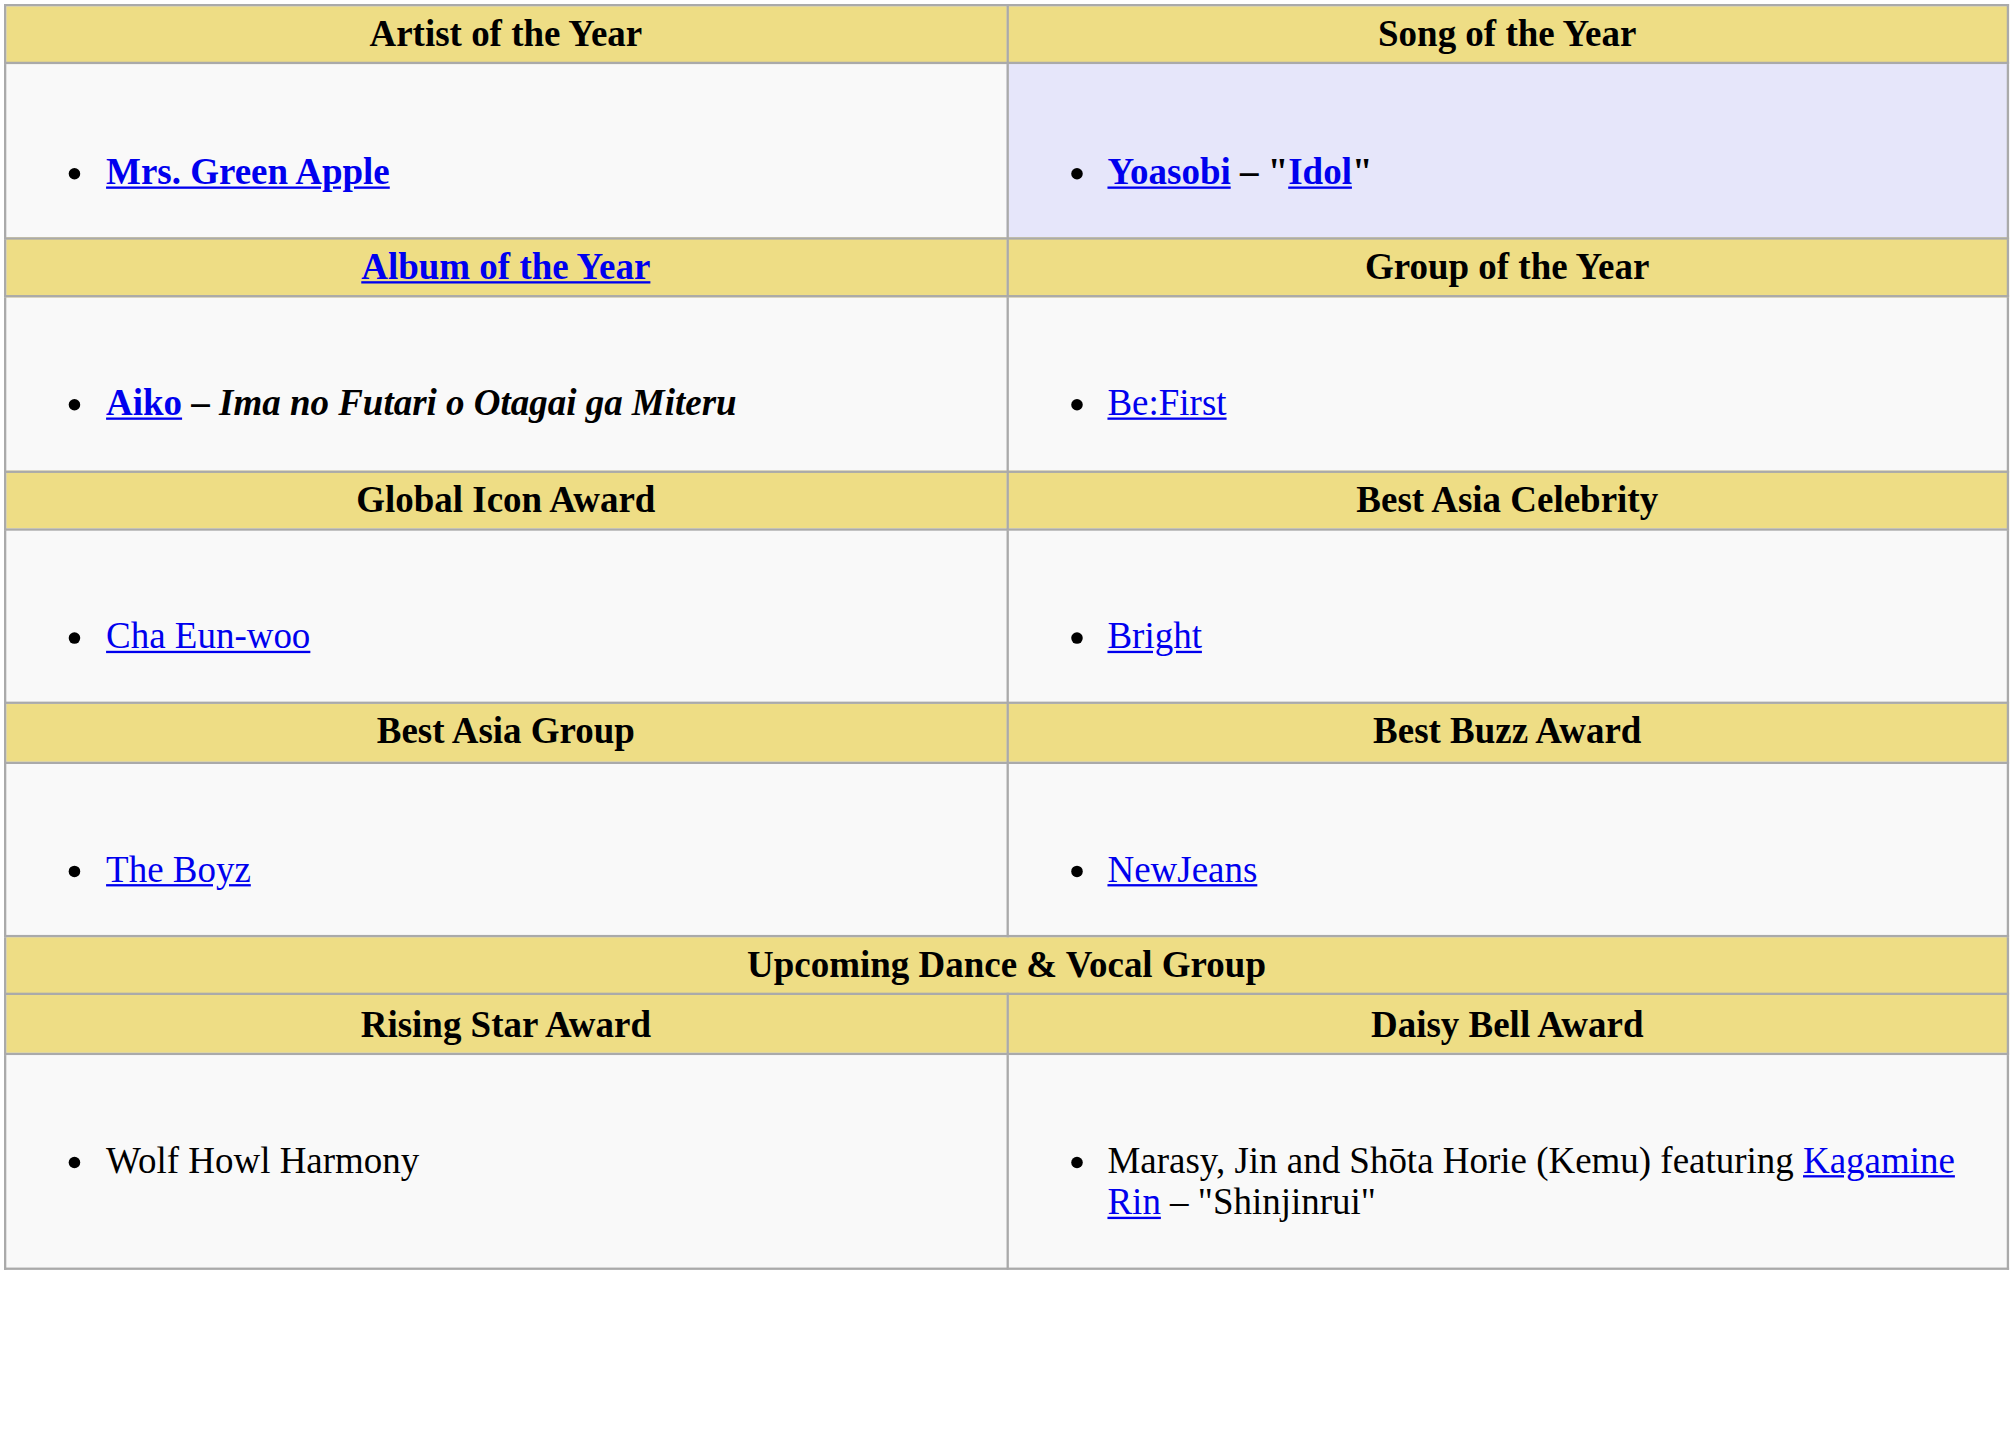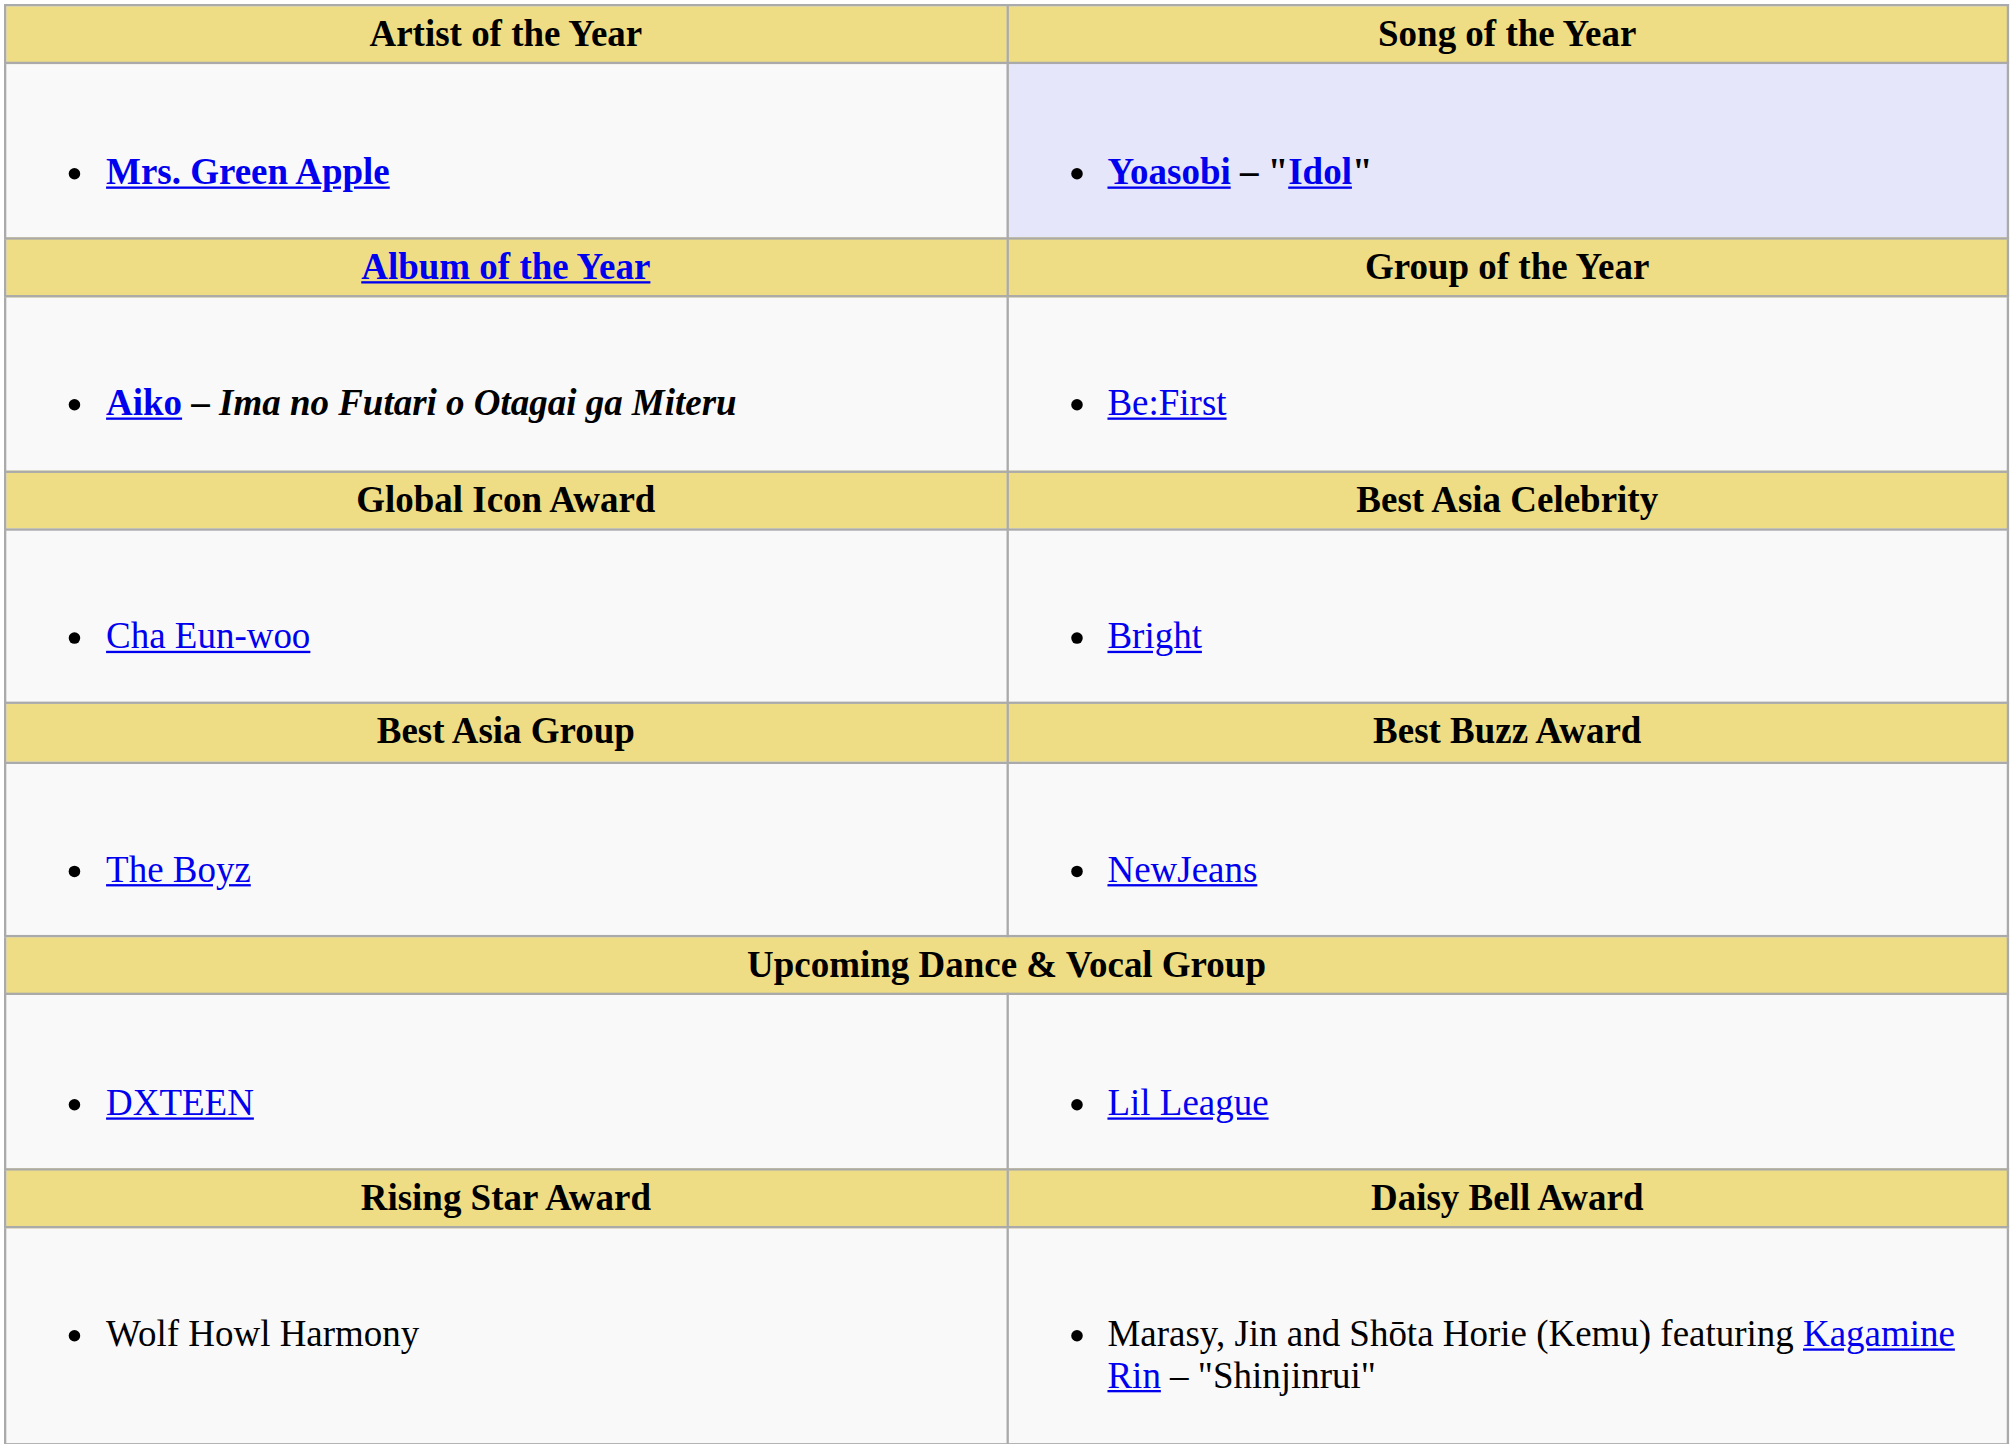+ row: (506, 1103)
